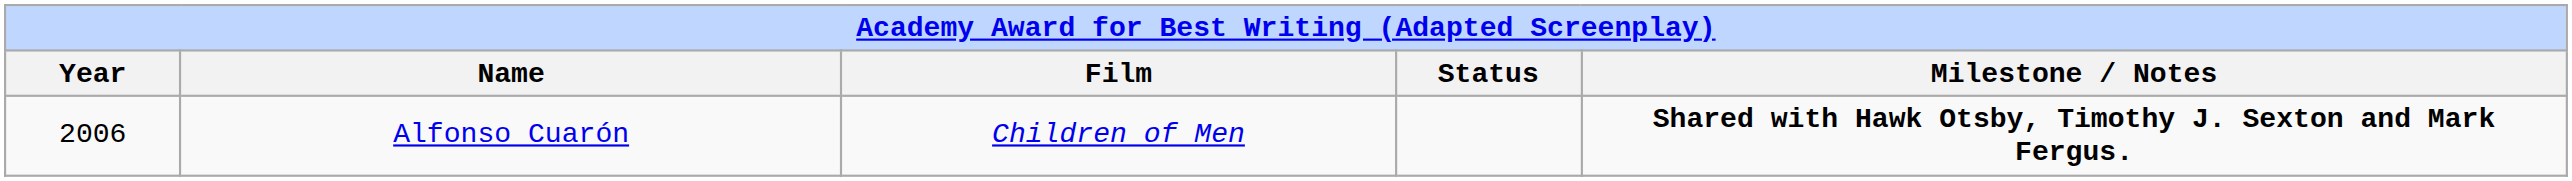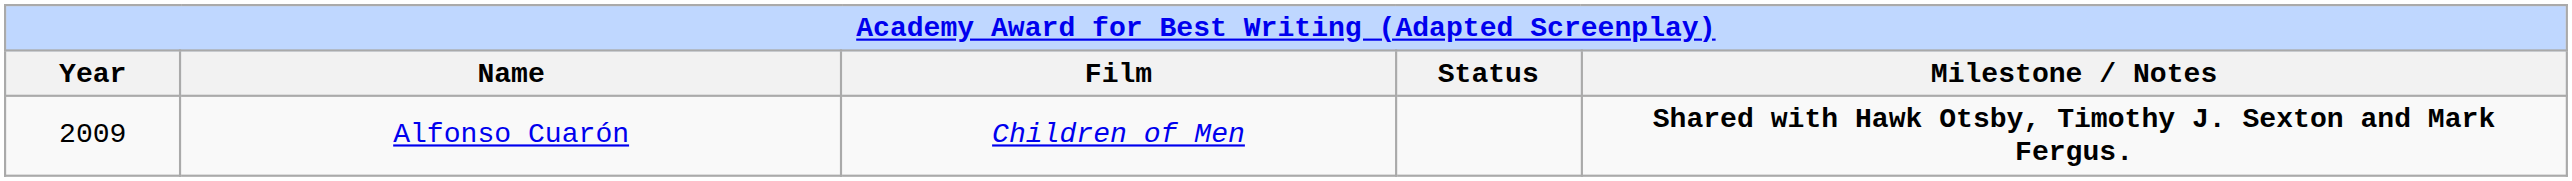(93, 136) 2006 -> (93, 136) 2009
